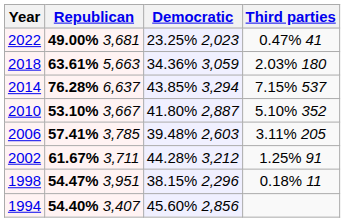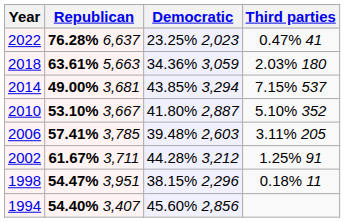(94, 40) 49.00% 3,681 -> (94, 40) 76.28% 6,637
(94, 87) 76.28% 6,637 -> (94, 87) 49.00% 3,681
